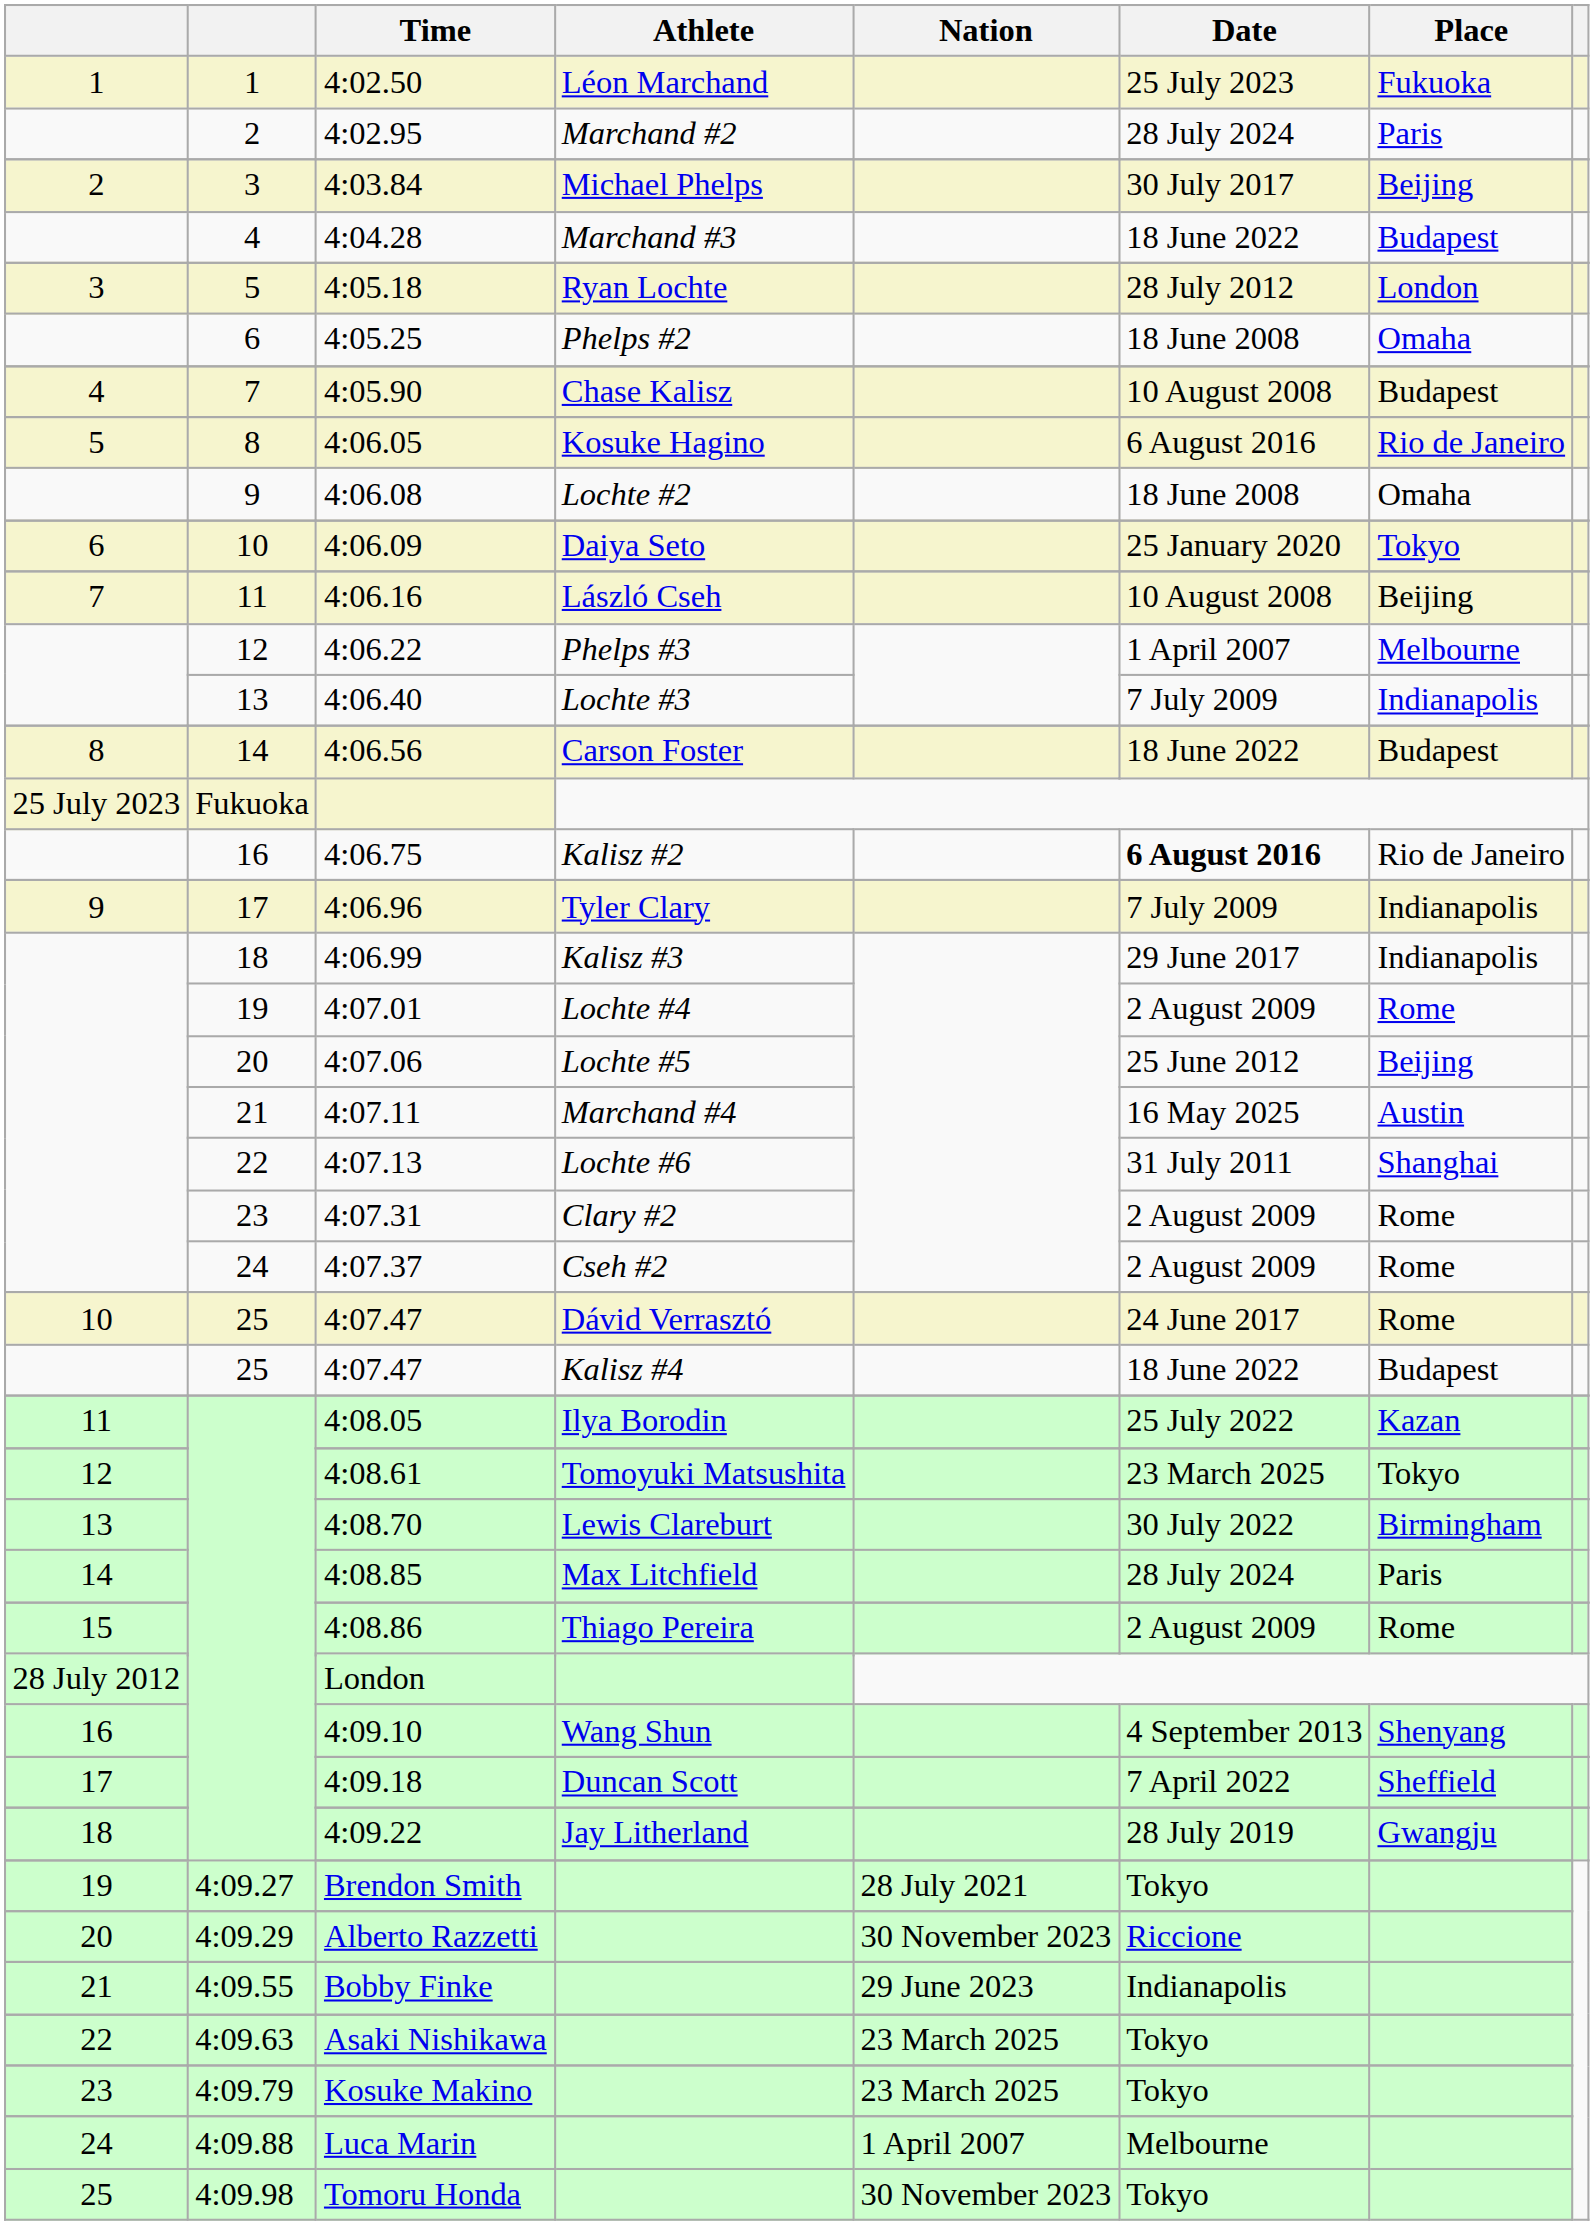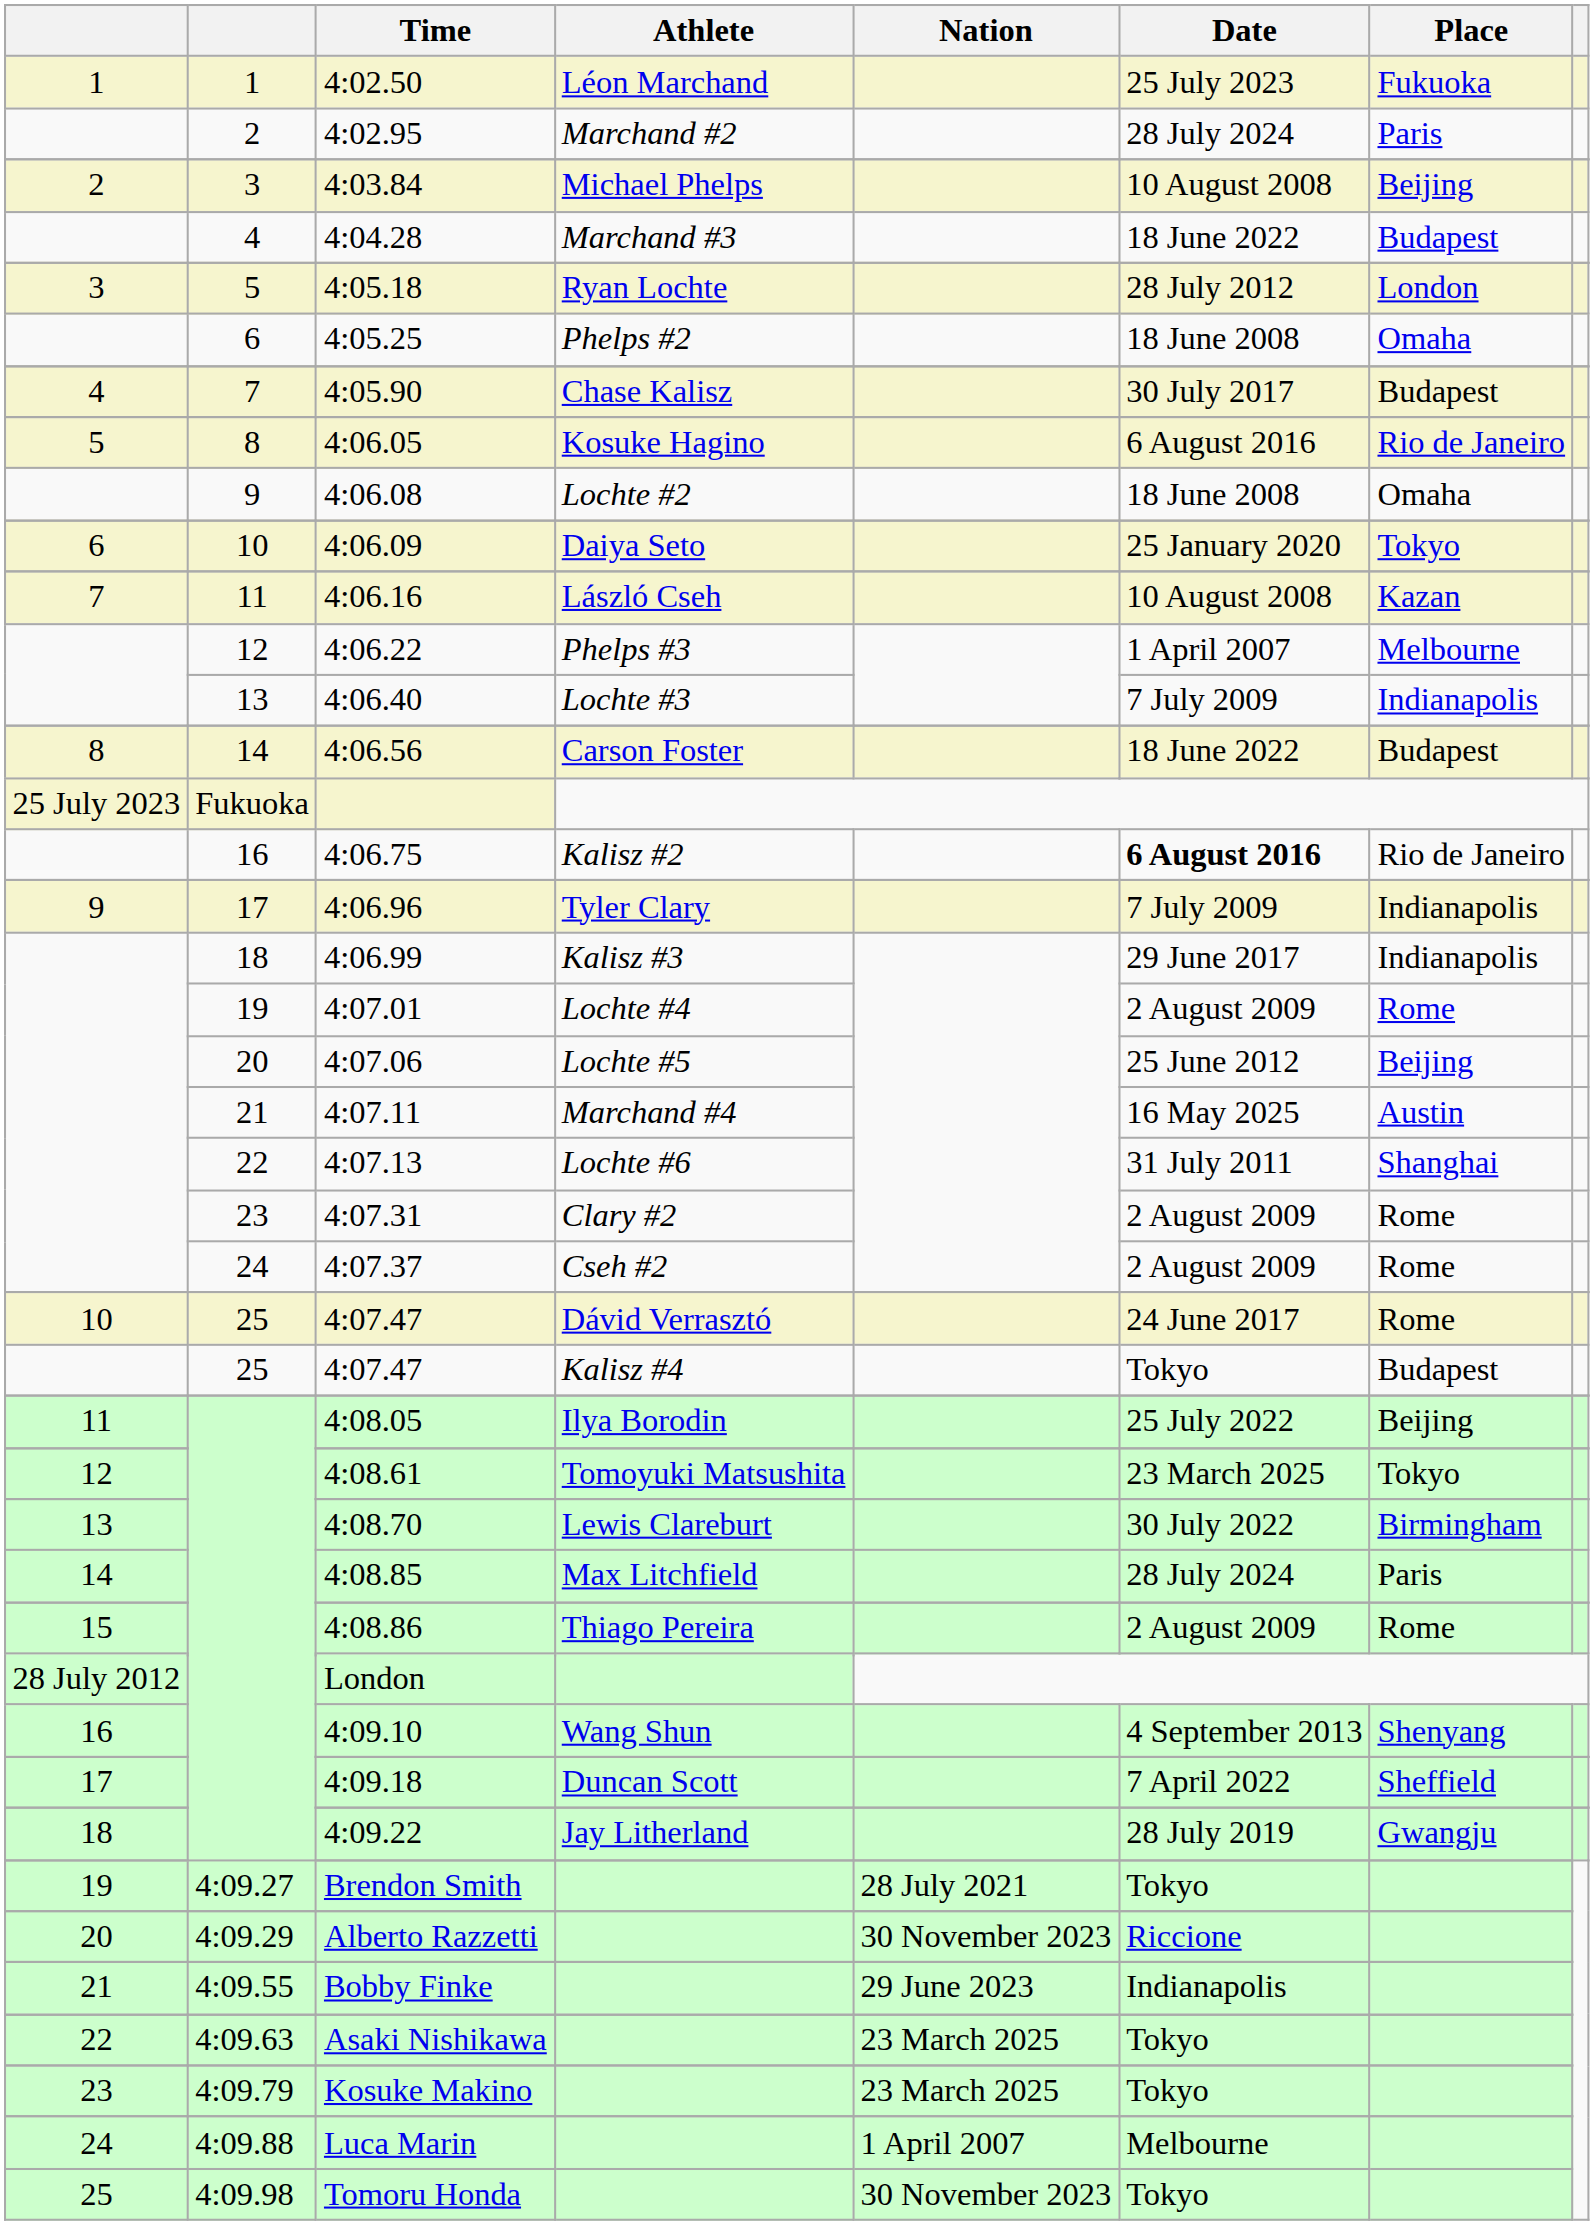(1210, 184) 30 July 2017 -> (1229, 184) 10 August 2008
(1229, 390) 10 August 2008 -> (1210, 390) 30 July 2017
(1425, 596) Beijing -> (1419, 596) Kazan
(1213, 1369) 18 June 2022 -> (1167, 1369) Tokyo
(1419, 1421) Kazan -> (1425, 1421) Beijing
